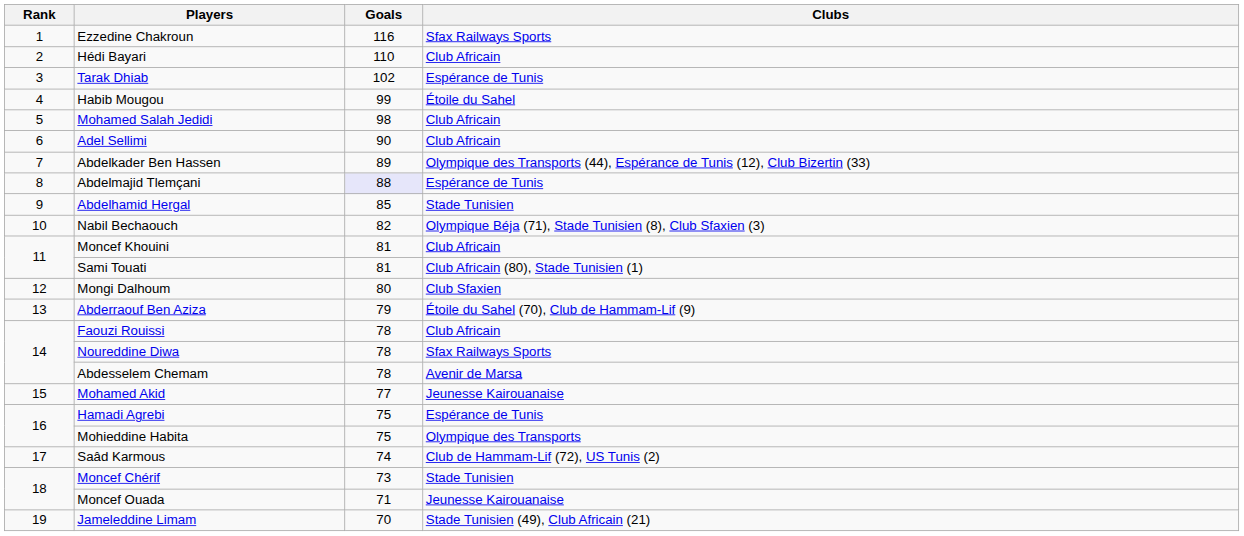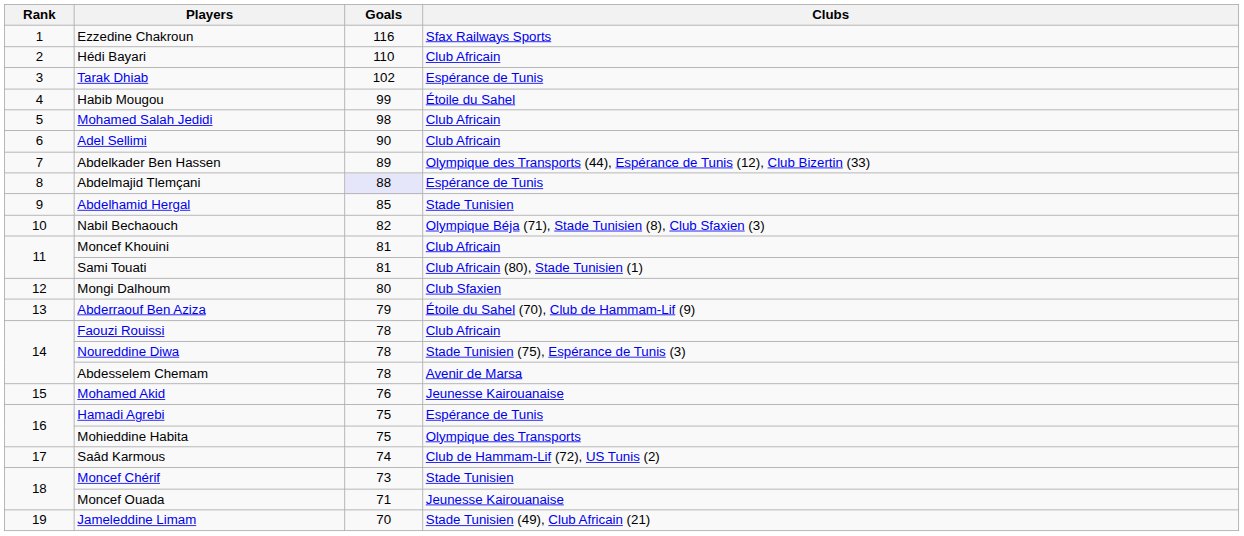(489, 352) Sfax Railways Sports -> (556, 352) Stade Tunisien (75), Espérance de Tunis (3)
(384, 394) 77 -> (384, 394) 76
